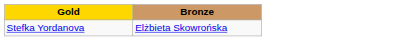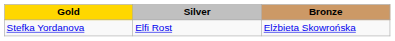+ column: (197, 12)
